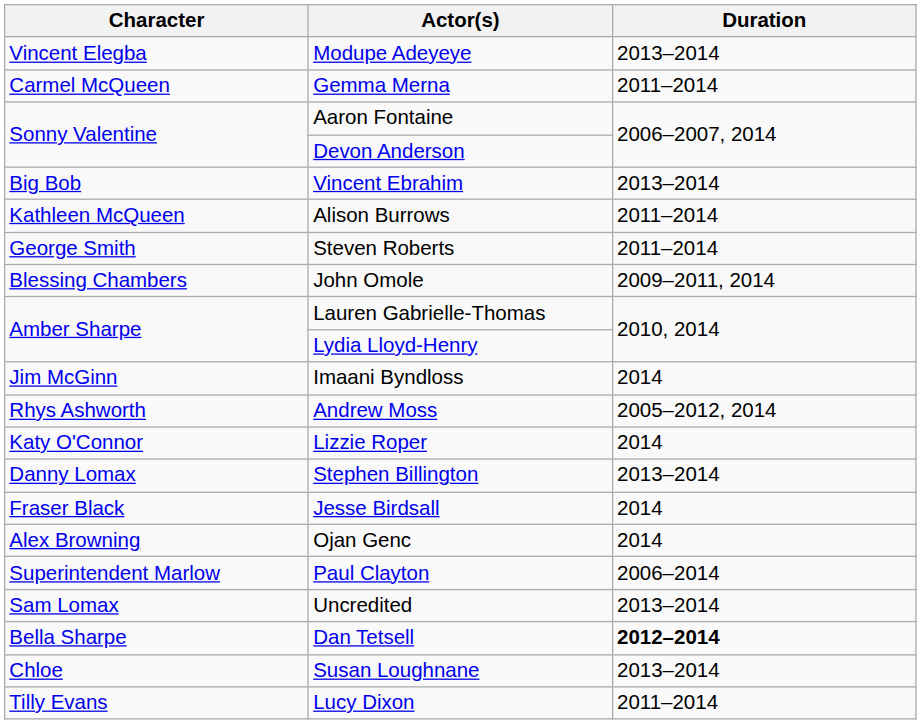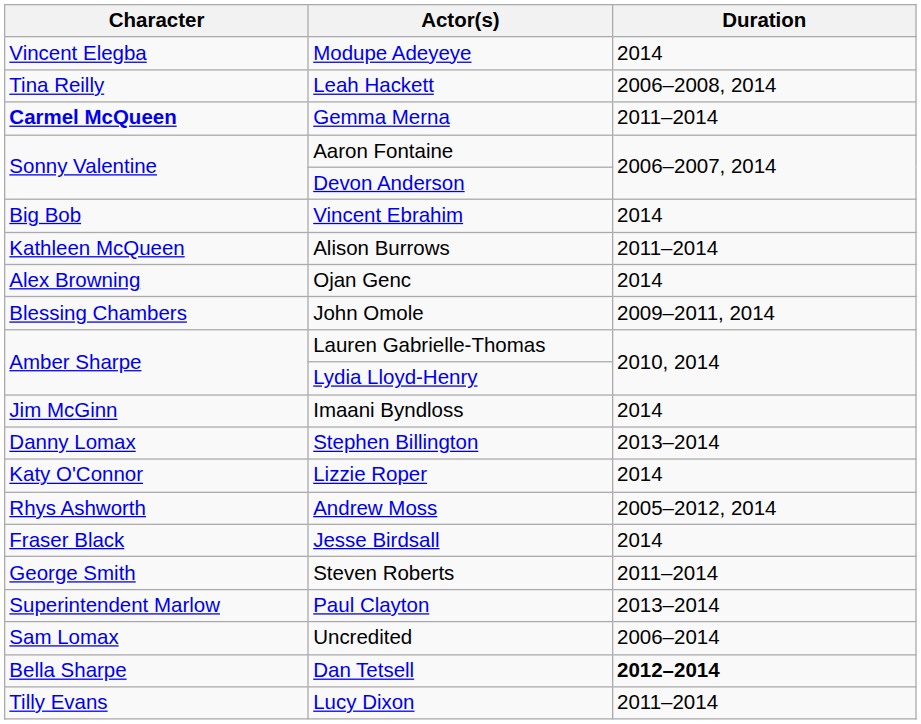(668, 53) 2013–2014 -> (640, 53) 2014
+ row: (374, 85)
(90, 85) normal -> (93, 118) bold
(668, 183) 2013–2014 -> (640, 215) 2014
rows swapped: (384, 248) <-> (362, 540)
rows swapped: (375, 410) <-> (396, 475)
(668, 572) 2006–2014 -> (668, 605) 2013–2014
(668, 605) 2013–2014 -> (668, 637) 2006–2014
- row: (396, 670)
